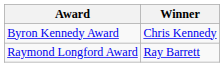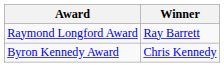rows swapped: (63, 33) <-> (72, 52)
